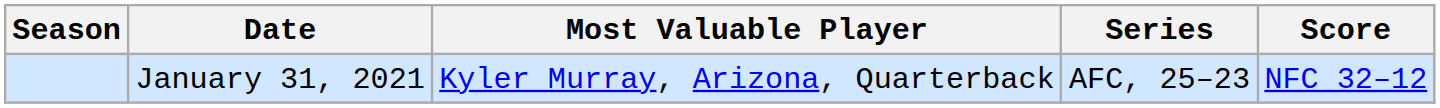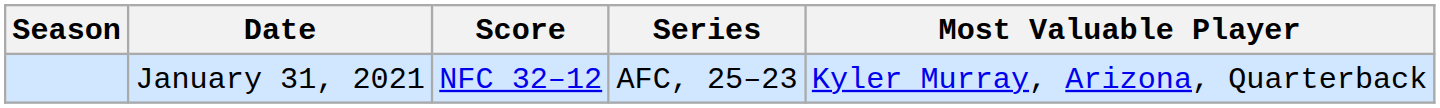columns swapped: (1346, 30) <-> (747, 30)
